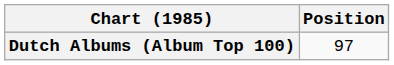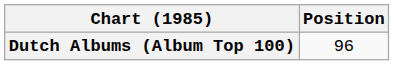(344, 46) 97 -> (344, 46) 96
